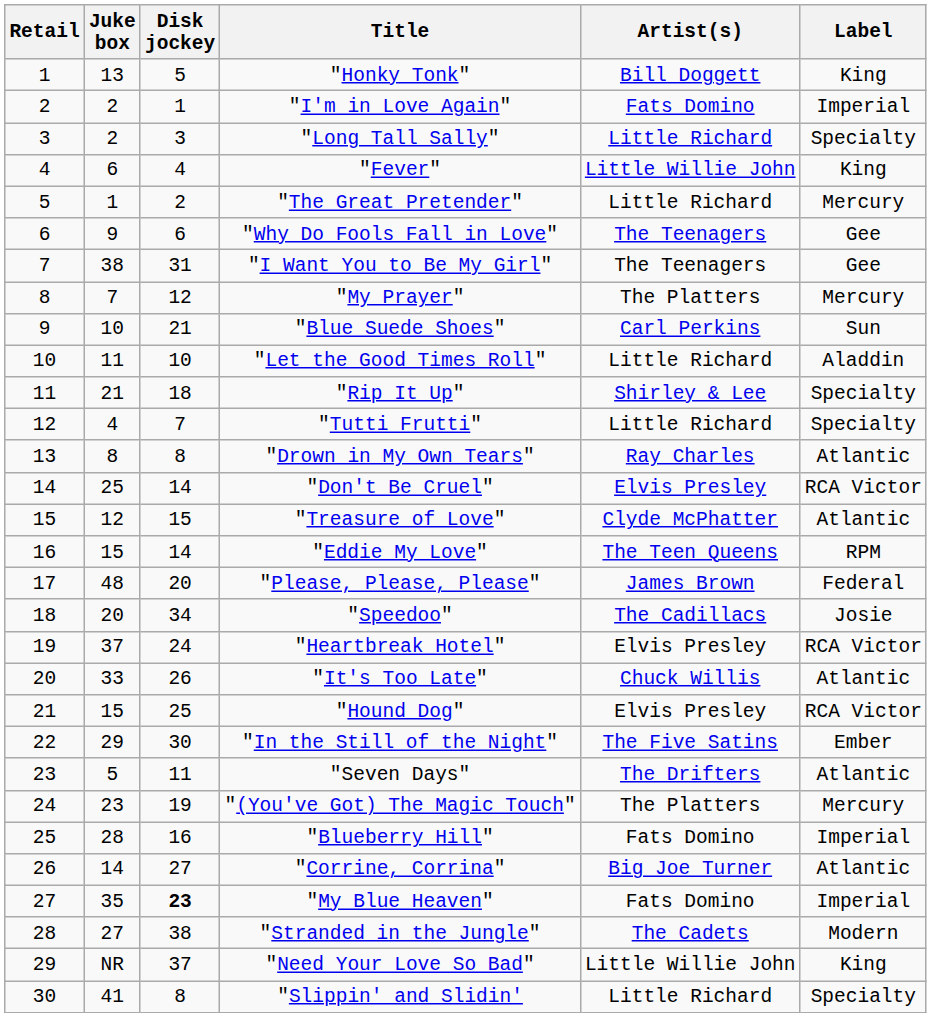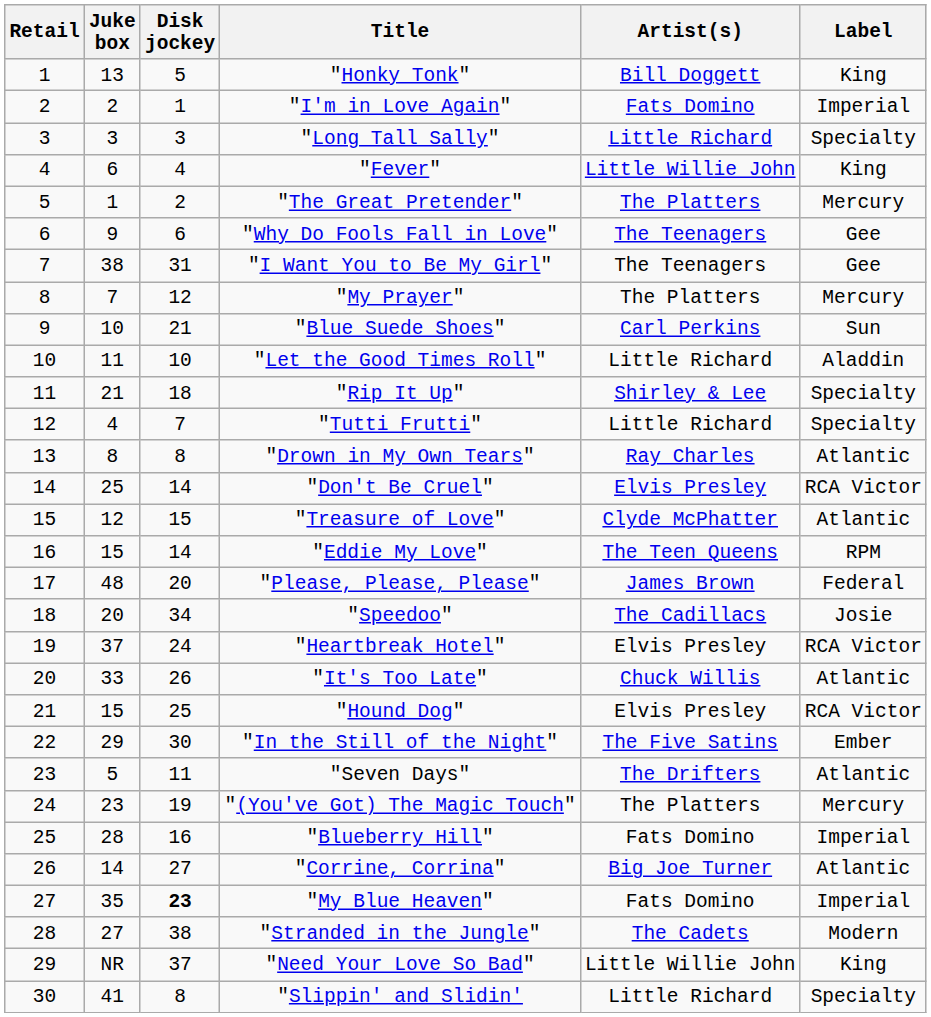(112, 138) 2 -> (112, 138) 3
(690, 202) Little Richard -> (690, 202) The Platters
